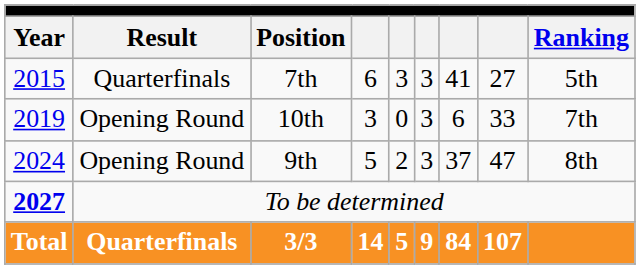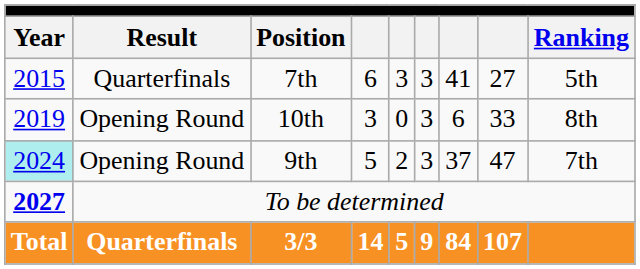(581, 119) 7th -> (581, 119) 8th
(39, 160) no background -> (39, 160) paleturquoise background
(581, 160) 8th -> (581, 160) 7th
